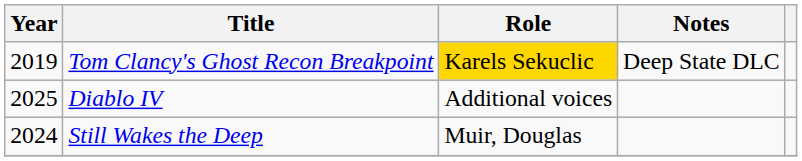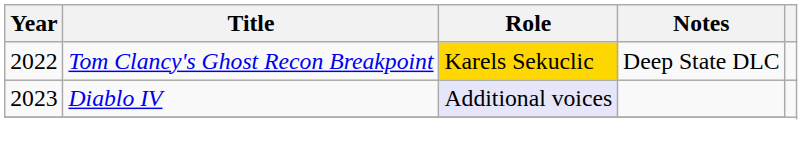(34, 60) 2019 -> (34, 60) 2022
(34, 98) 2025 -> (34, 98) 2023
(528, 98) no background -> (528, 98) lavender background
- row: (166, 135)
